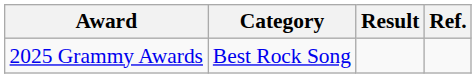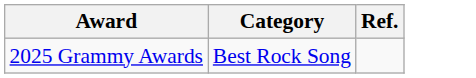- column: (390, 21)
